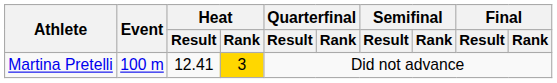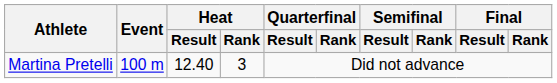(194, 66) 12.41 -> (194, 66) 12.40
(242, 66) gold background -> (242, 66) no background
